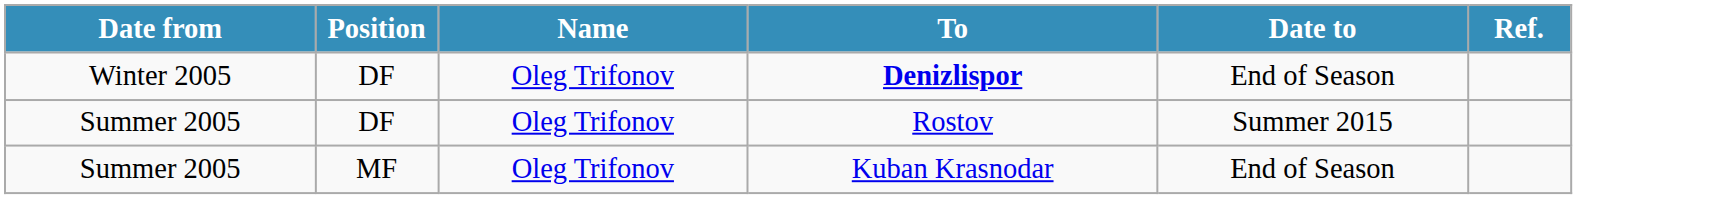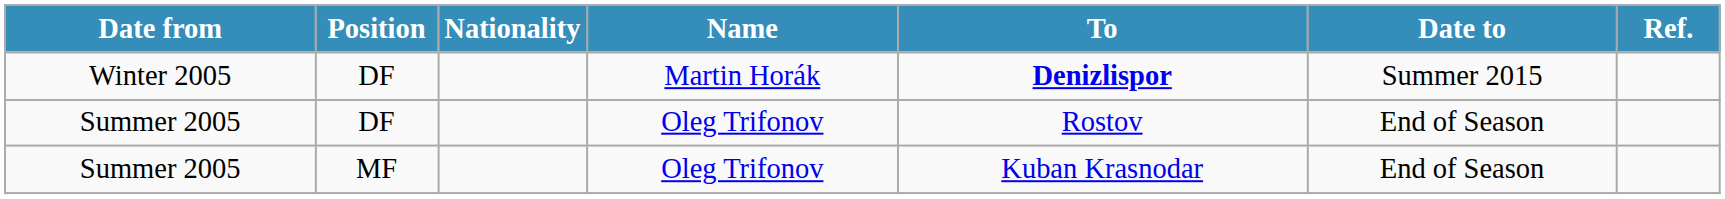+ column: (512, 28)
(593, 75) Oleg Trifonov -> (742, 75) Martin Horák
(1313, 75) End of Season -> (1462, 75) Summer 2015
(1313, 122) Summer 2015 -> (1462, 122) End of Season
